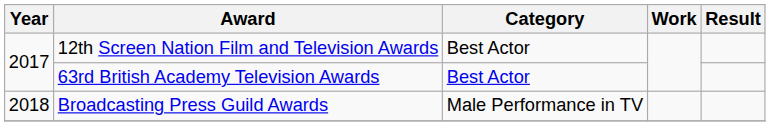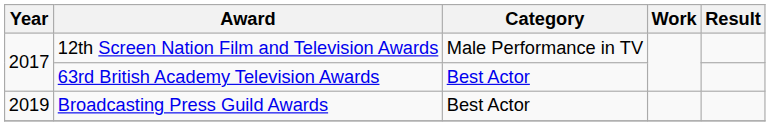(488, 47) Best Actor -> (545, 47) Male Performance in TV
(29, 105) 2018 -> (29, 105) 2019
(545, 105) Male Performance in TV -> (488, 105) Best Actor
